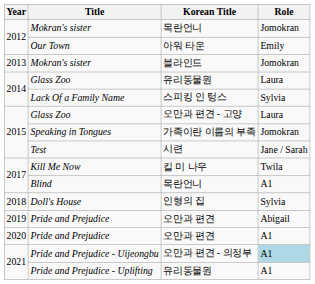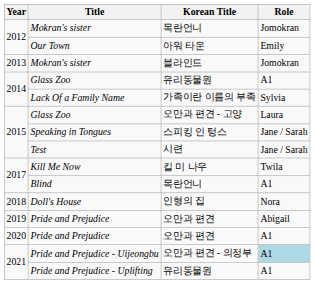(272, 80) Laura -> (266, 80) A1
(195, 97) 스피킹 인 텅스 -> (210, 97) 가족이란 이름의 부족
(210, 132) 가족이란 이름의 부족 -> (195, 132) 스피킹 인 텅스
(280, 132) Jomokran -> (284, 132) Jane / Sarah
(273, 201) Sylvia -> (270, 201) Nora
